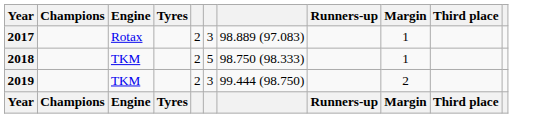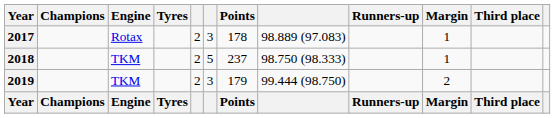+ column: (237, 14)
